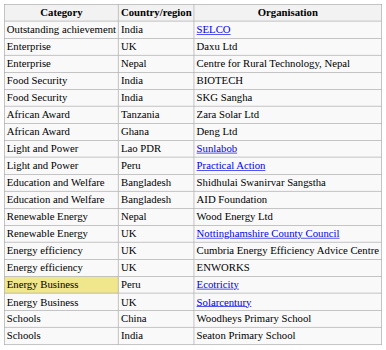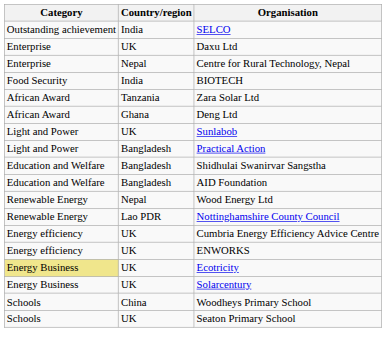- row: (224, 98)
(141, 149) Lao PDR -> (129, 132) UK
(131, 166) Peru -> (146, 149) Bangladesh
(129, 234) UK -> (141, 217) Lao PDR
(131, 285) Peru -> (129, 268) UK
(132, 336) India -> (129, 319) UK
